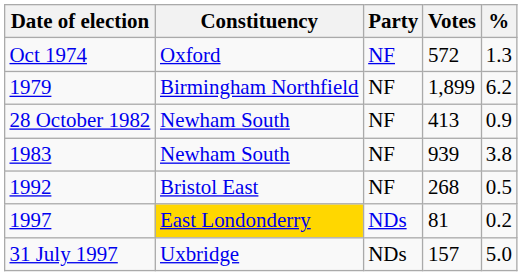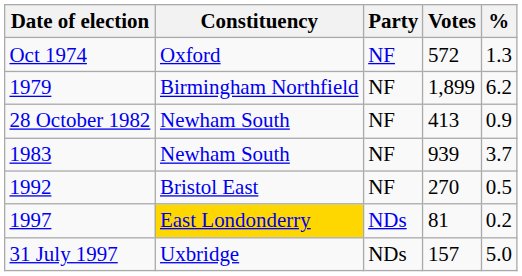(499, 154) 3.8 -> (499, 154) 3.7
(444, 187) 268 -> (444, 187) 270
